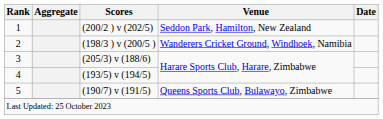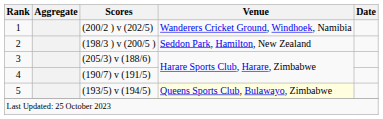(236, 28) Seddon Park, Hamilton, New Zealand -> (256, 28) Wanderers Cricket Ground, Windhoek, Namibia
(256, 43) Wanderers Cricket Ground, Windhoek, Namibia -> (236, 43) Seddon Park, Hamilton, New Zealand
(116, 75) (193/5) v (194/5) -> (116, 75) (190/7) v (191/5)
(116, 91) (190/7) v (191/5) -> (116, 91) (193/5) v (194/5)
(246, 91) no background -> (246, 91) lightyellow background
